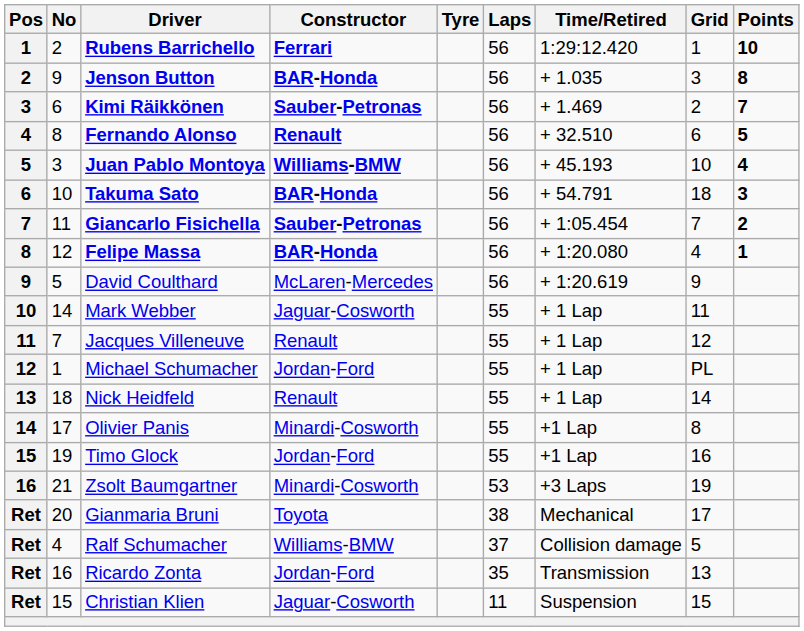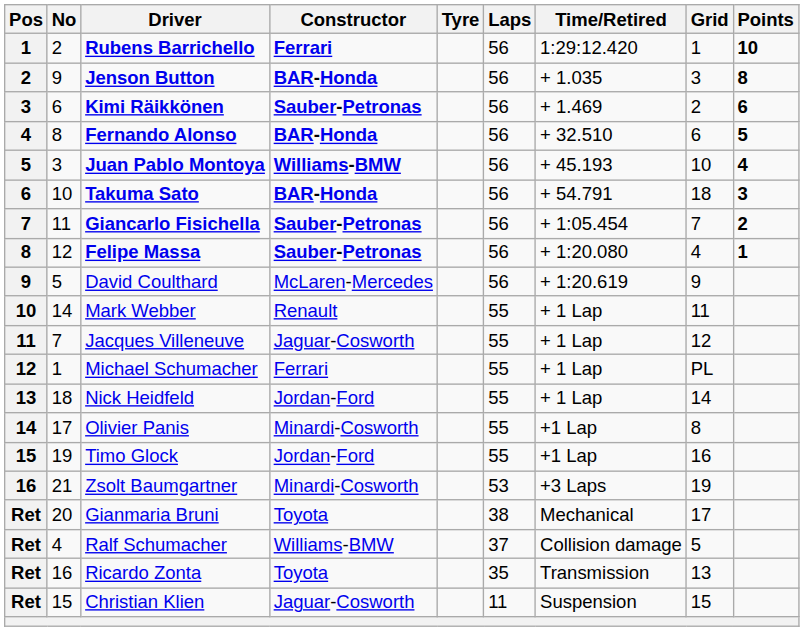(743, 106) 7 -> (743, 106) 6
(308, 135) Renault -> (326, 135) BAR-Honda
(326, 252) BAR-Honda -> (348, 252) Sauber-Petronas
(344, 310) Jaguar-Cosworth -> (306, 310) Renault
(306, 340) Renault -> (344, 340) Jaguar-Cosworth
(324, 369) Jordan-Ford -> (301, 369) Ferrari
(306, 398) Renault -> (324, 398) Jordan-Ford
(324, 573) Jordan-Ford -> (301, 573) Toyota
